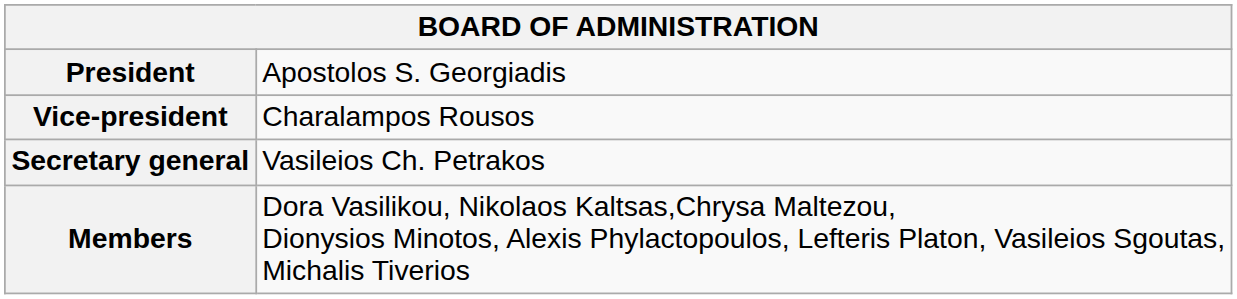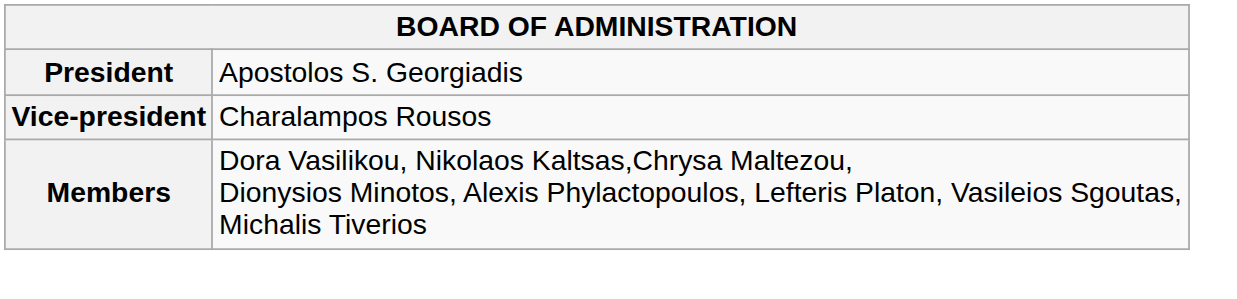- row: (130, 161)
